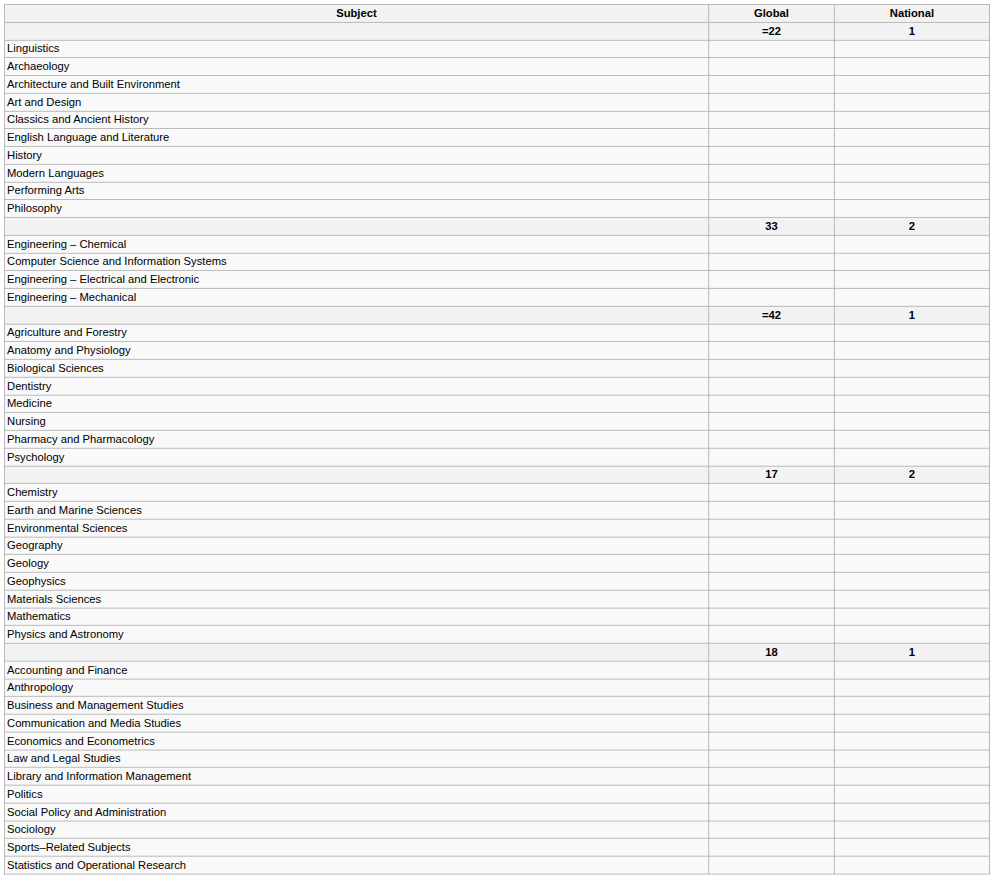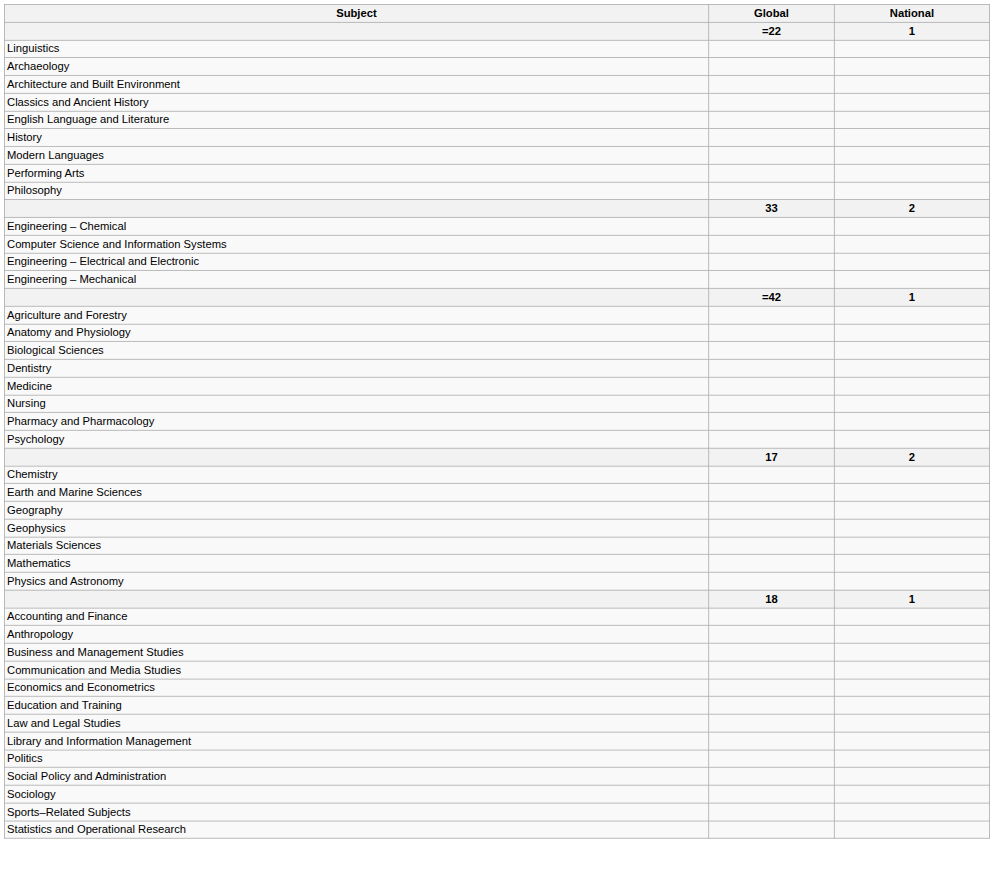- row: (44, 102)
- row: (67, 528)
- row: (28, 564)
+ row: (64, 706)
